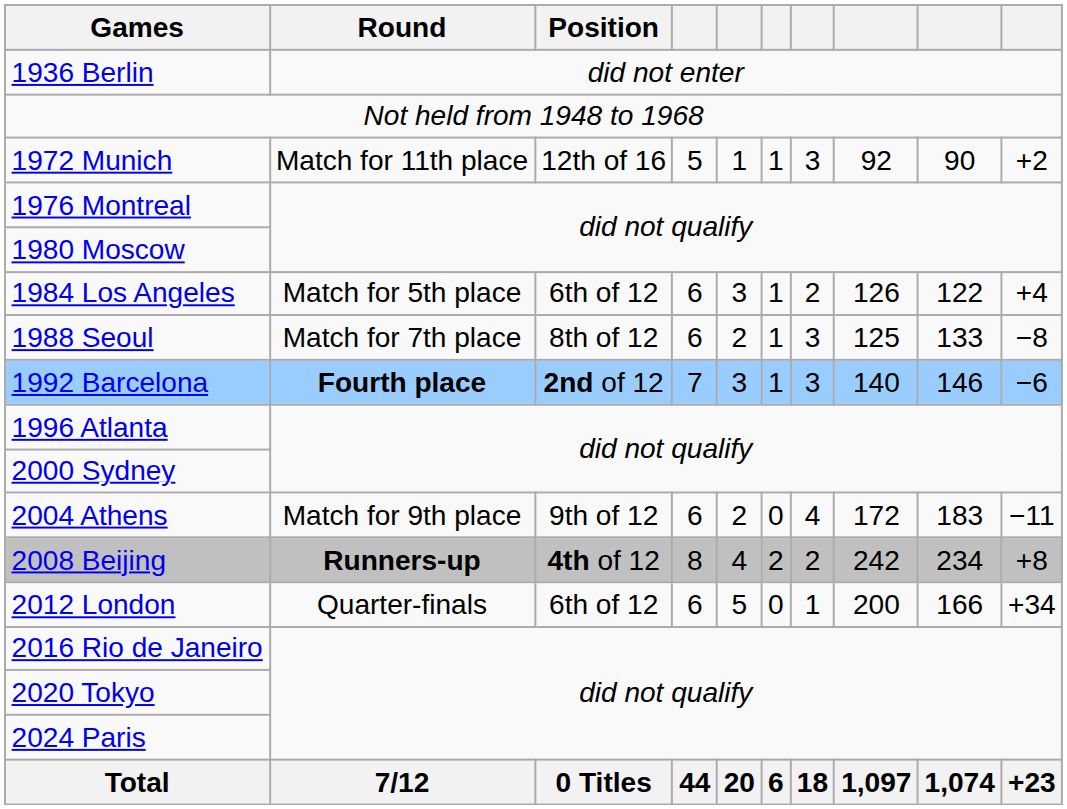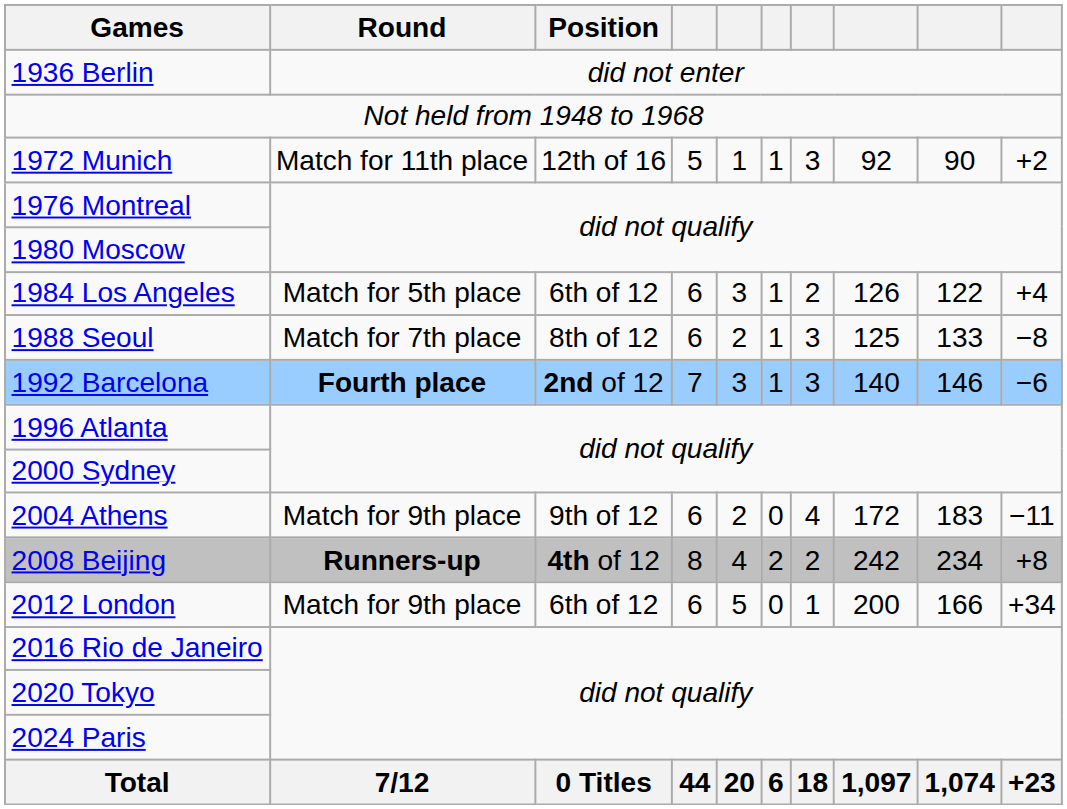(402, 604) Quarter-finals -> (402, 604) Match for 9th place
